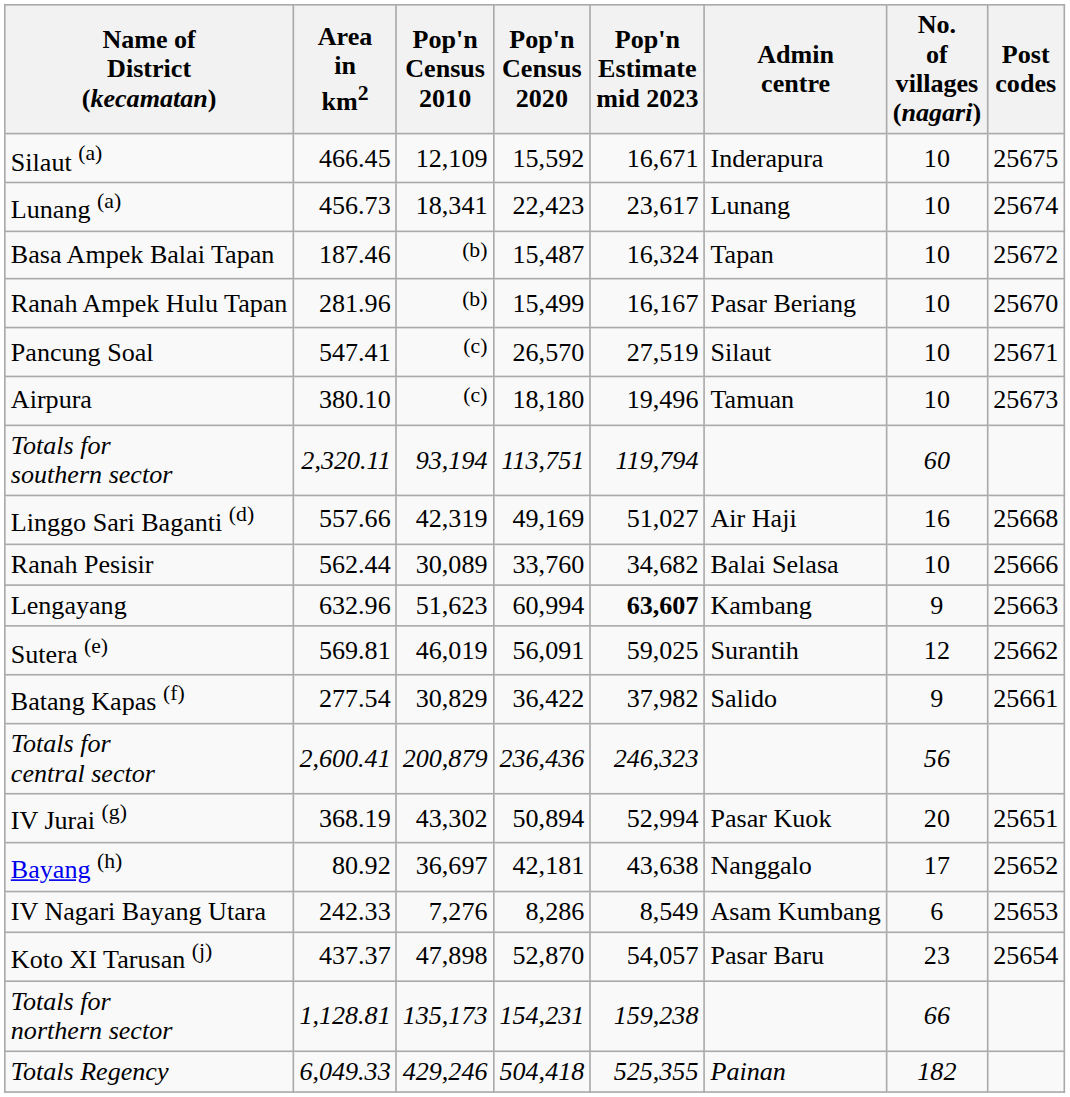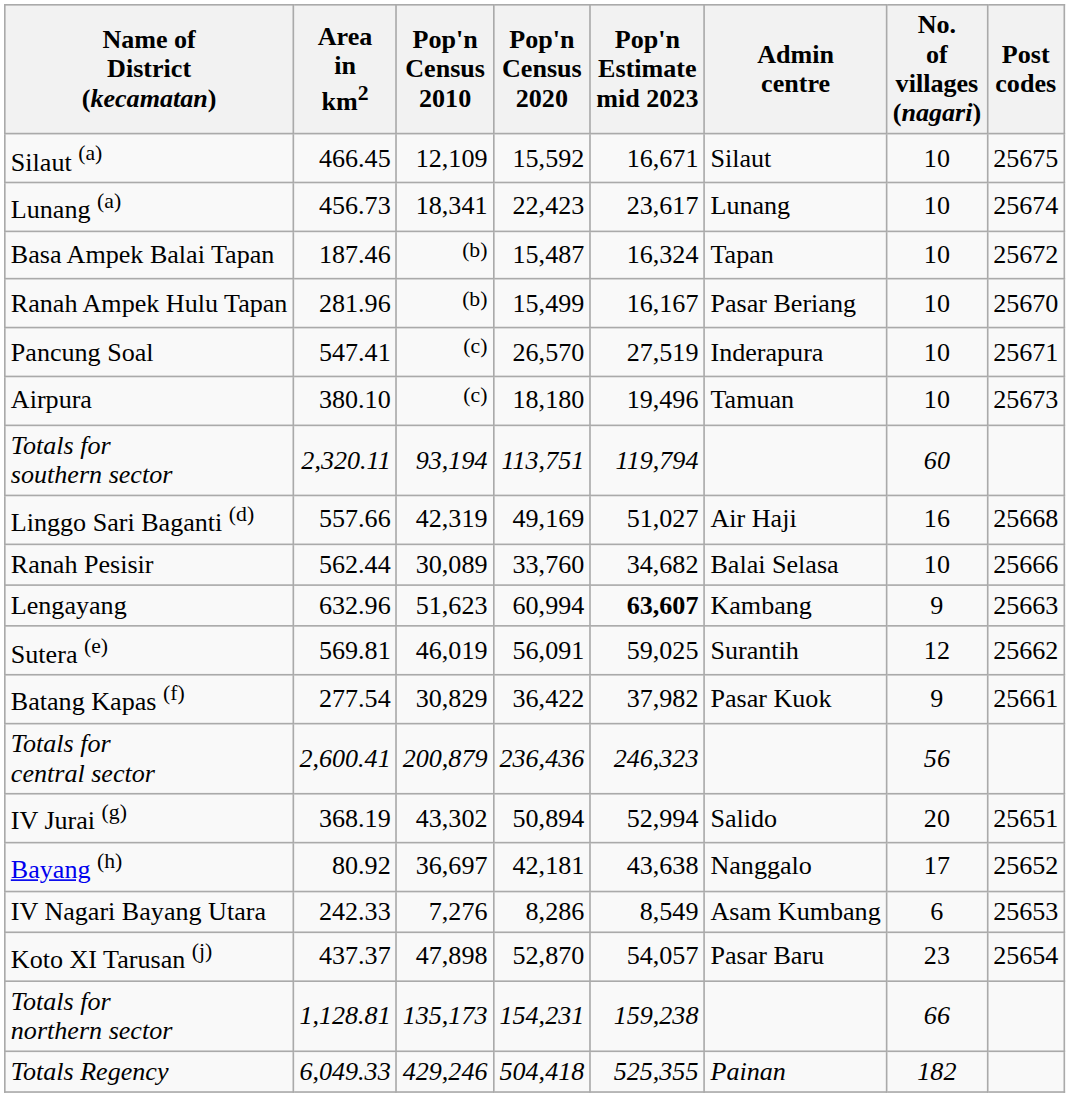(767, 158) Inderapura -> (741, 158) Silaut
(741, 351) Silaut -> (767, 351) Inderapura
(744, 698) Salido -> (771, 698) Pasar Kuok
(771, 817) Pasar Kuok -> (744, 817) Salido
